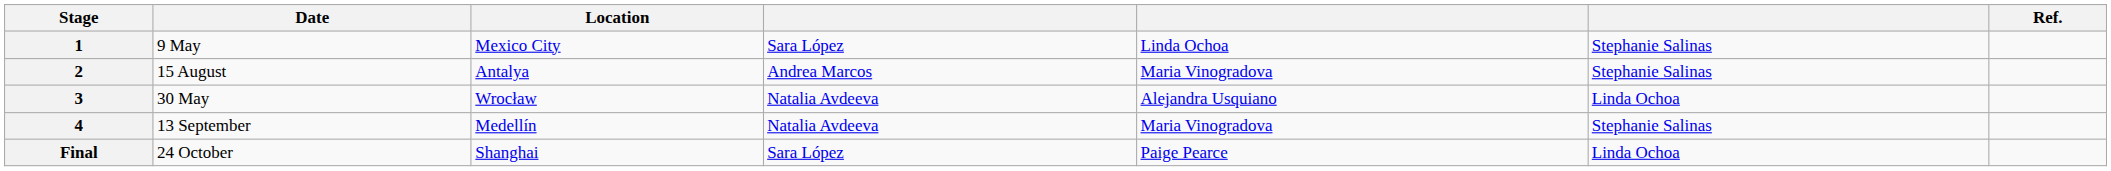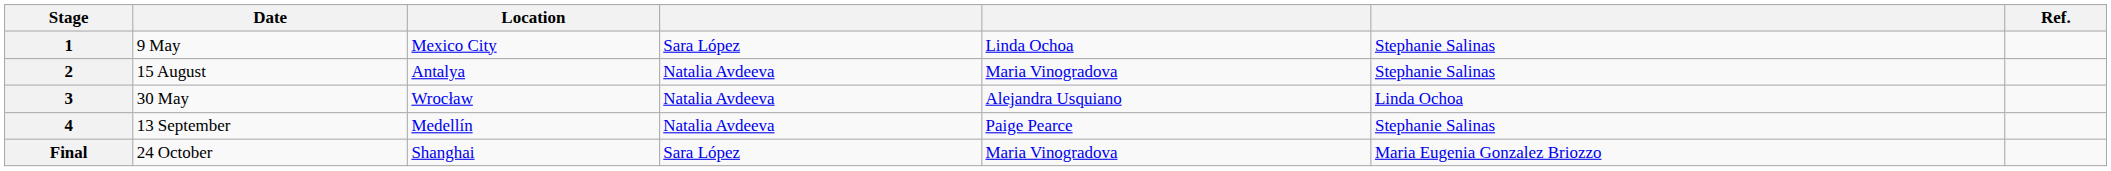(820, 71) Andrea Marcos -> (719, 71) Natalia Avdeeva
(1207, 125) Maria Vinogradova -> (1029, 125) Paige Pearce
(1184, 152) Paige Pearce -> (1051, 152) Maria Vinogradova
(1636, 152) Linda Ochoa -> (1488, 152) Maria Eugenia Gonzalez Briozzo
